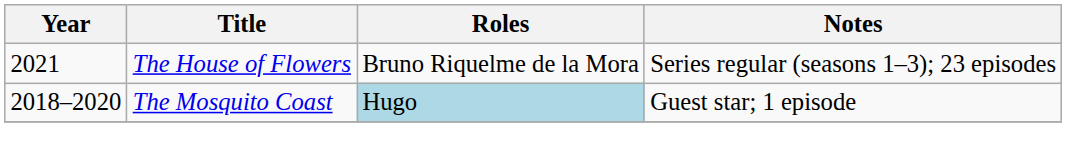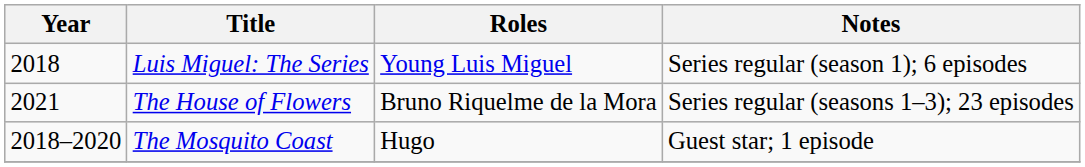+ row: (251, 63)
(390, 102) lightblue background -> (408, 141) no background
